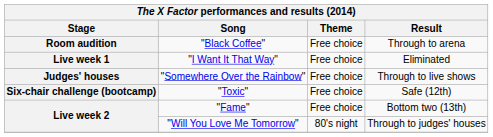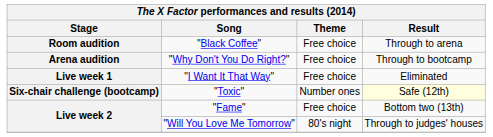+ row: (229, 60)
- row: (233, 76)
(336, 92) Free choice -> (330, 92) Number ones
(426, 92) no background -> (424, 92) lightyellow background
